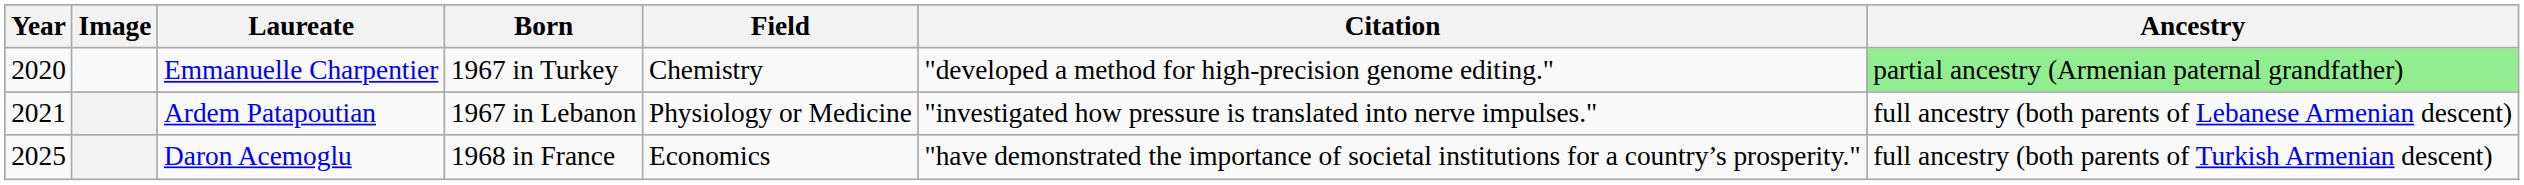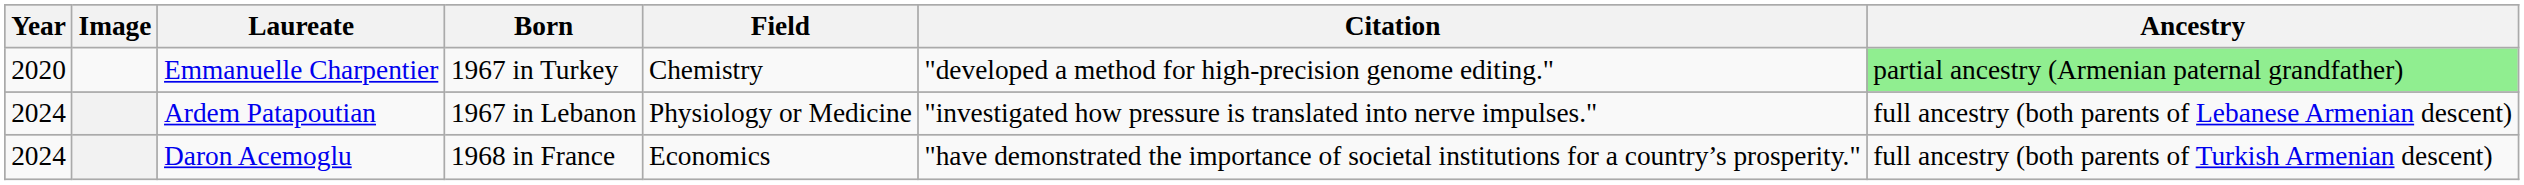(39, 112) 2021 -> (39, 112) 2024
(39, 156) 2025 -> (39, 156) 2024
